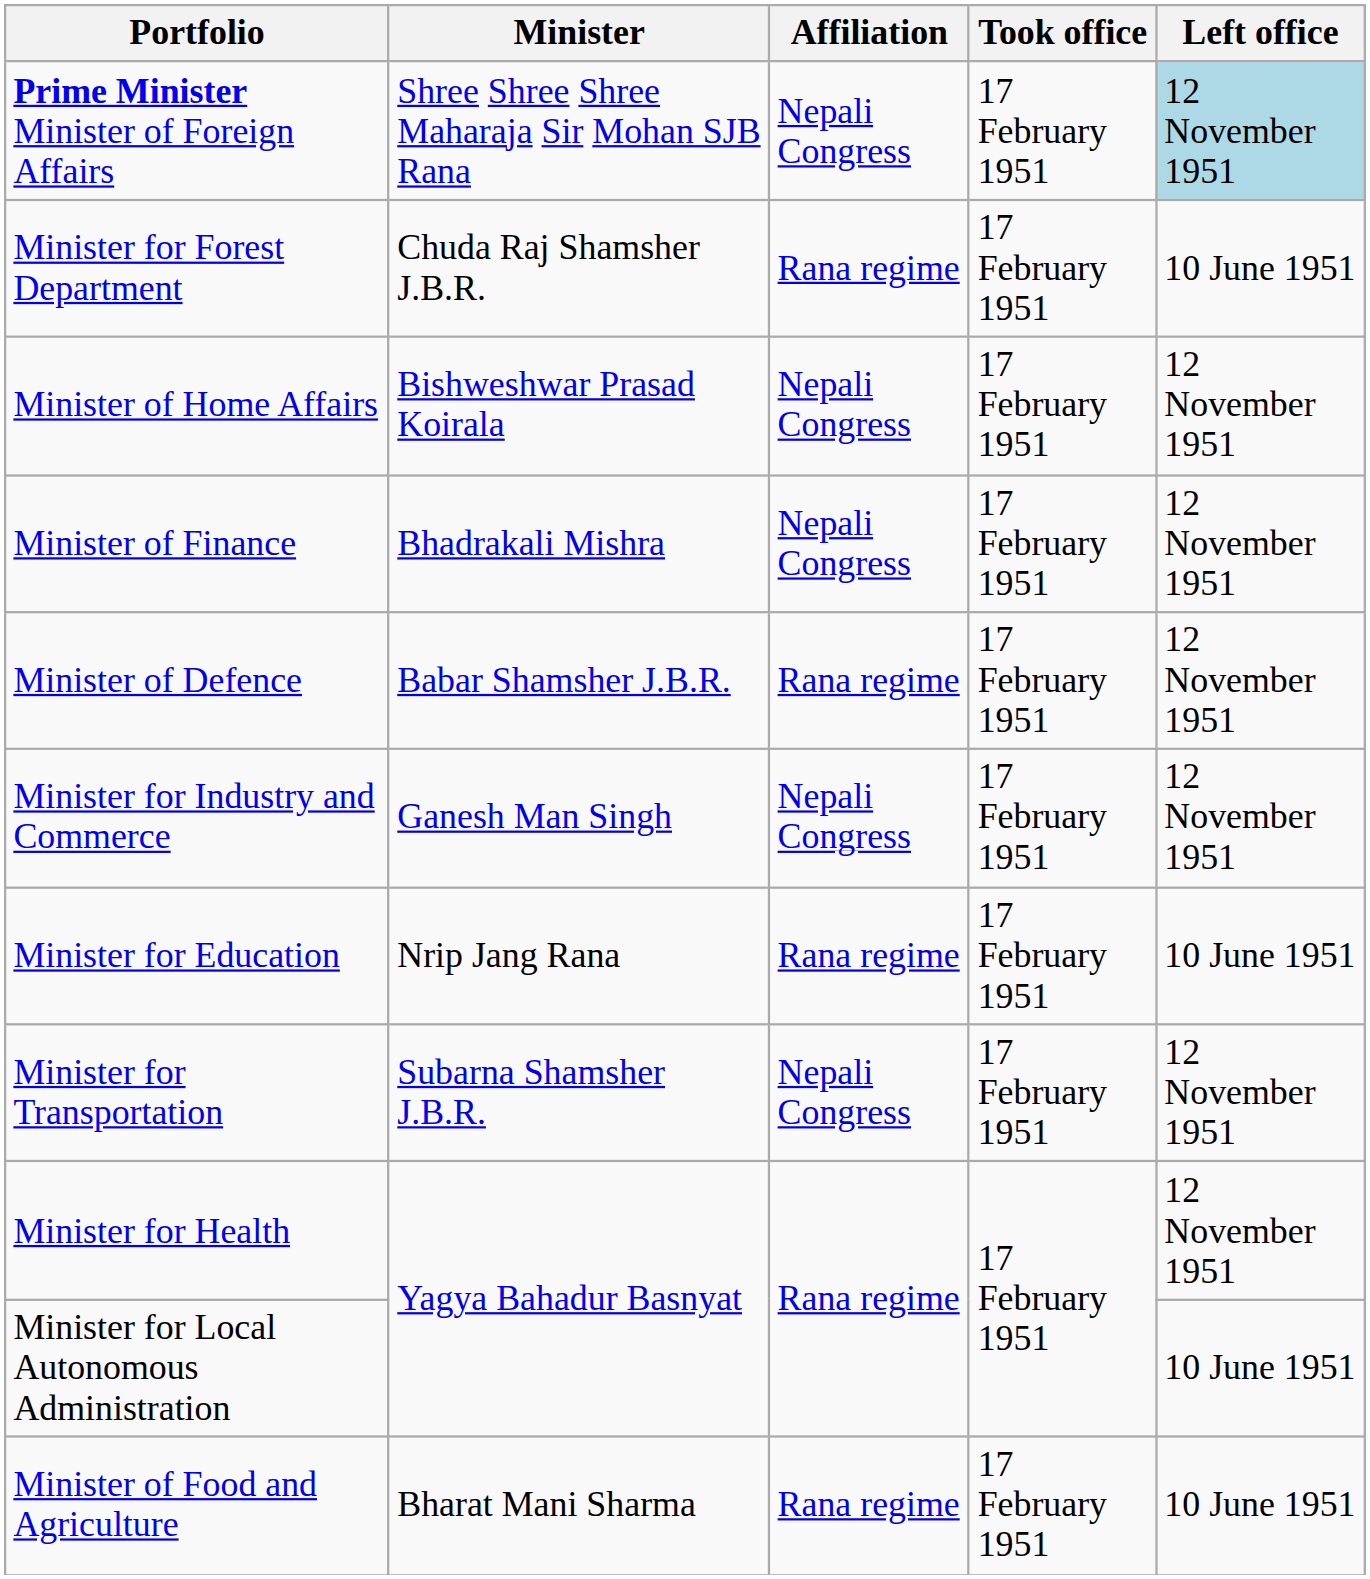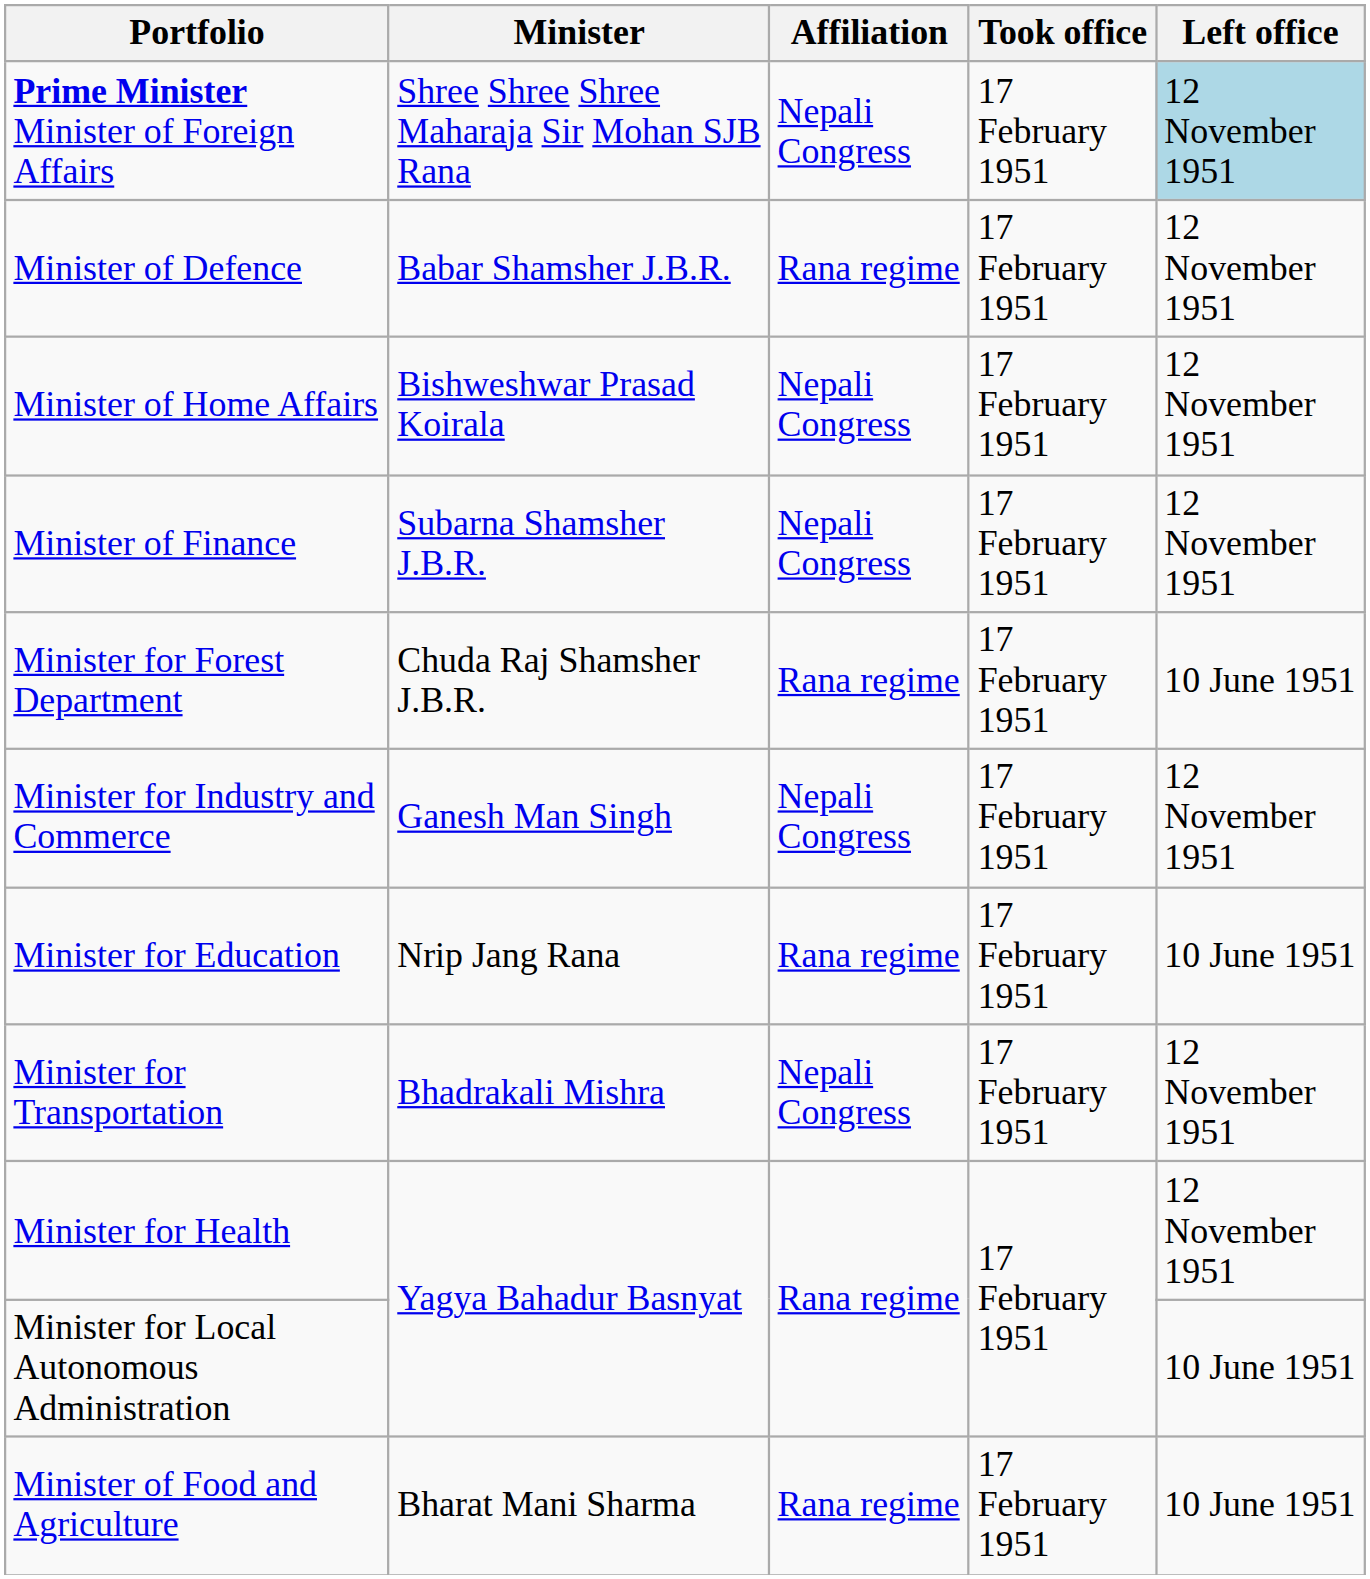rows swapped: (158, 680) <-> (149, 267)
(531, 542) Bhadrakali Mishra -> (531, 542) Subarna Shamsher J.B.R.
(531, 1092) Subarna Shamsher J.B.R. -> (531, 1092) Bhadrakali Mishra
